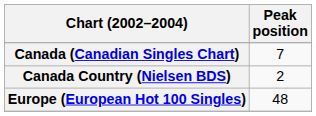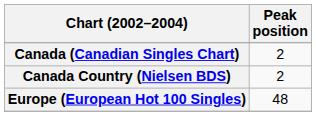(280, 54) 7 -> (280, 54) 2
